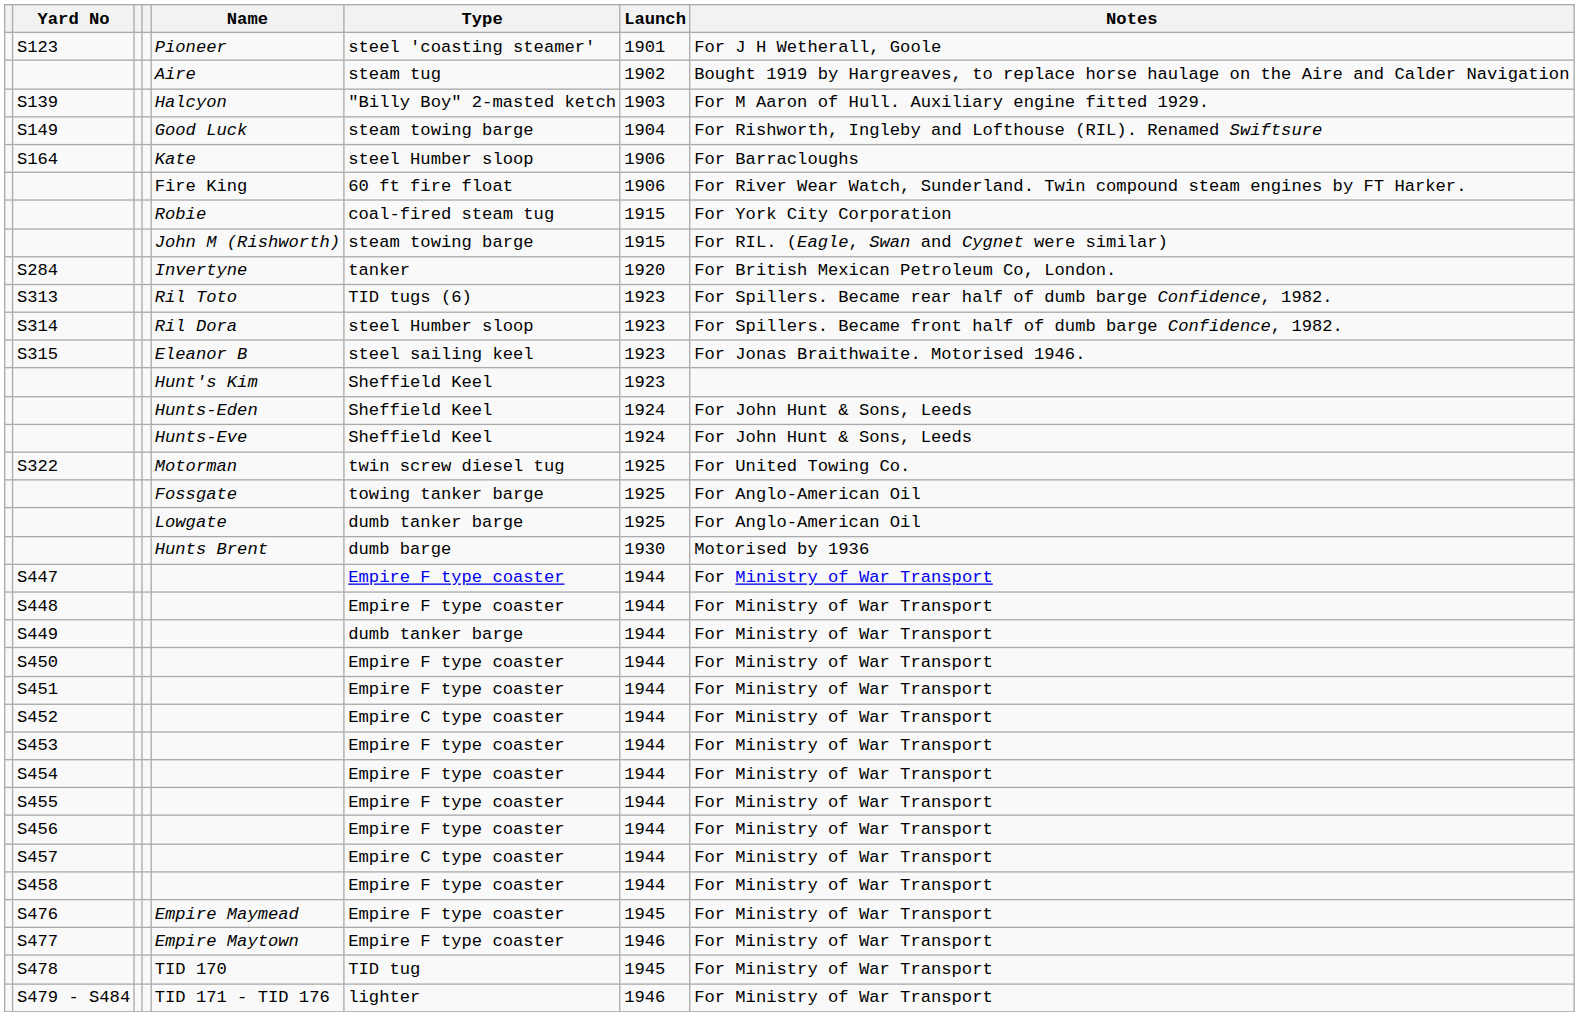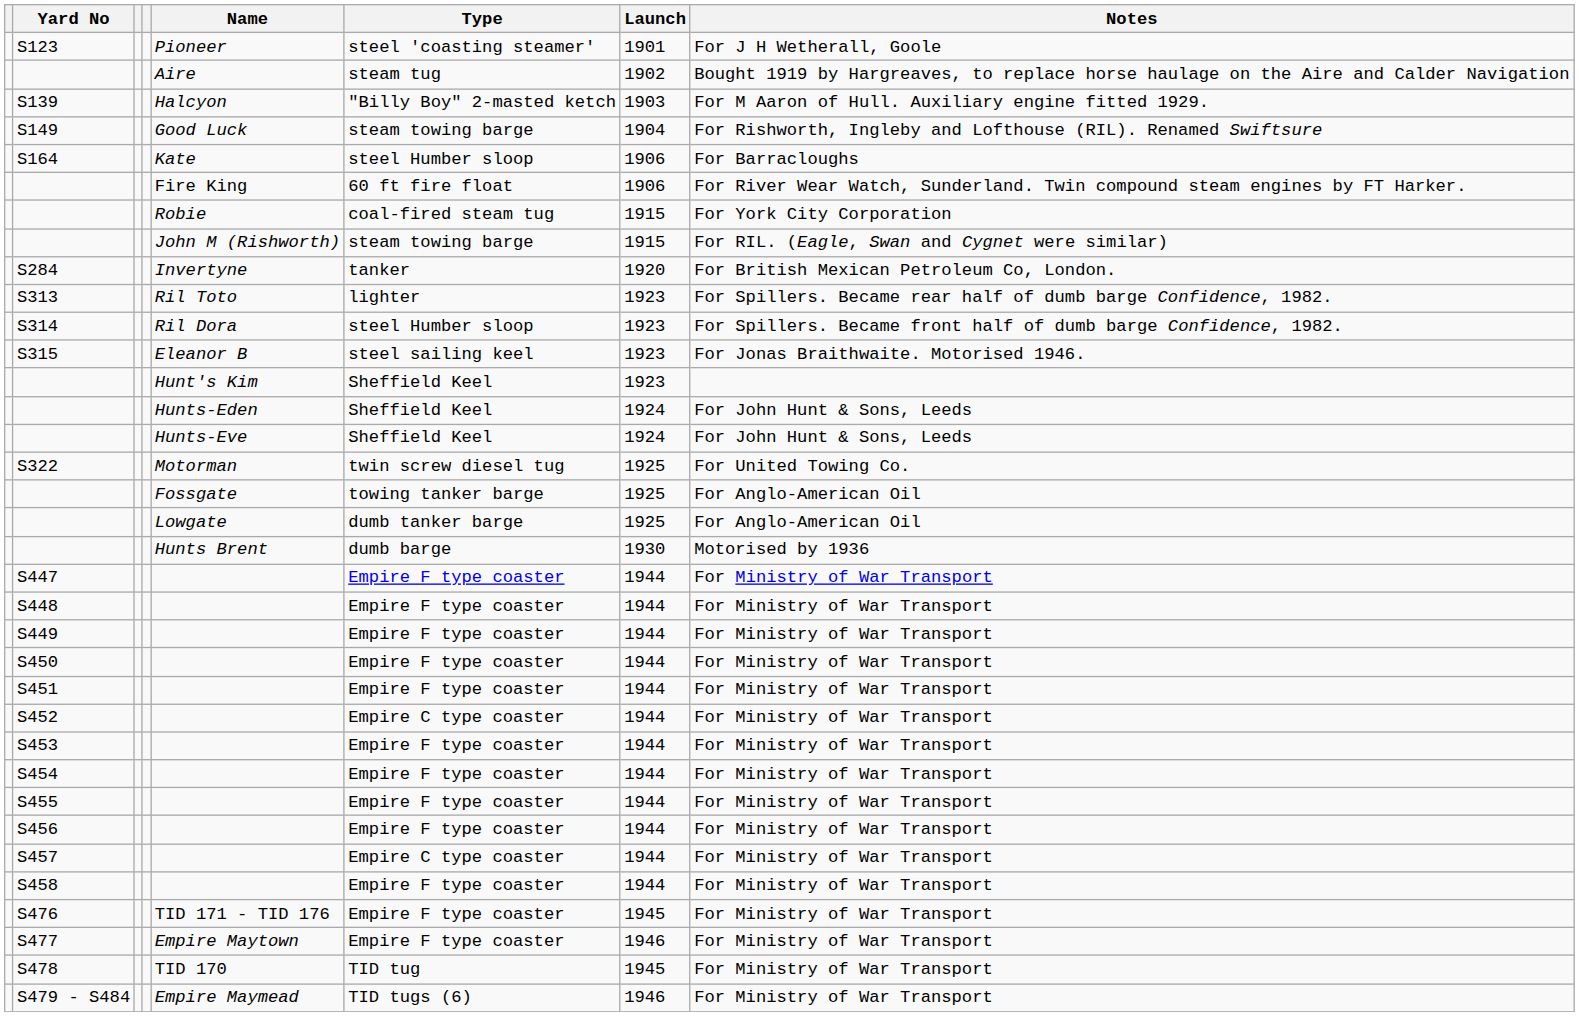(410, 298) TID tugs (6) -> (384, 298) lighter
(436, 634) dumb tanker barge -> (456, 634) Empire F type coaster
(227, 914) Empire Maymead -> (242, 914) TID 171 - TID 176
(242, 998) TID 171 - TID 176 -> (227, 998) Empire Maymead
(384, 998) lighter -> (410, 998) TID tugs (6)
